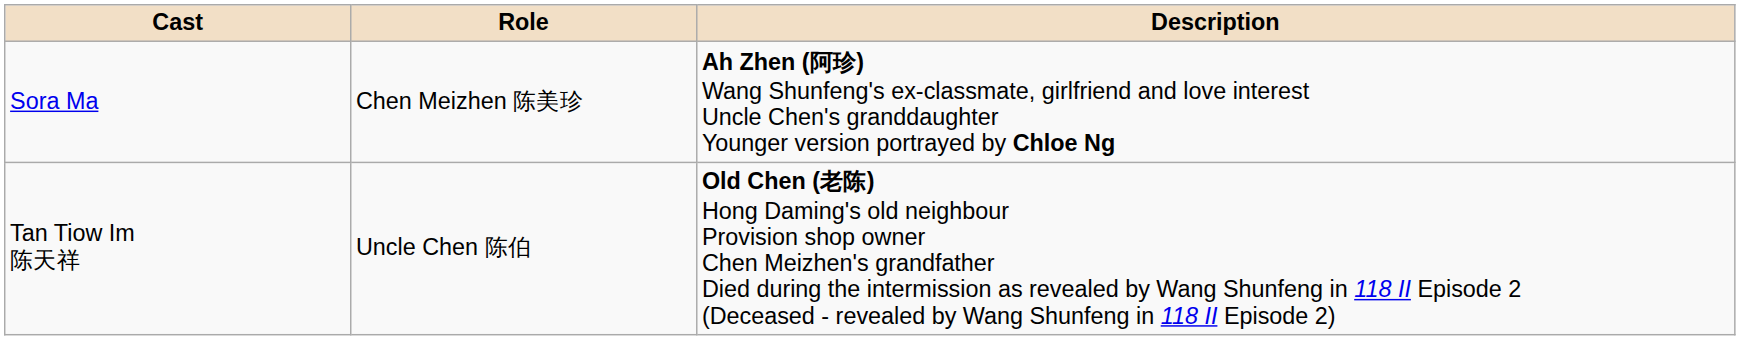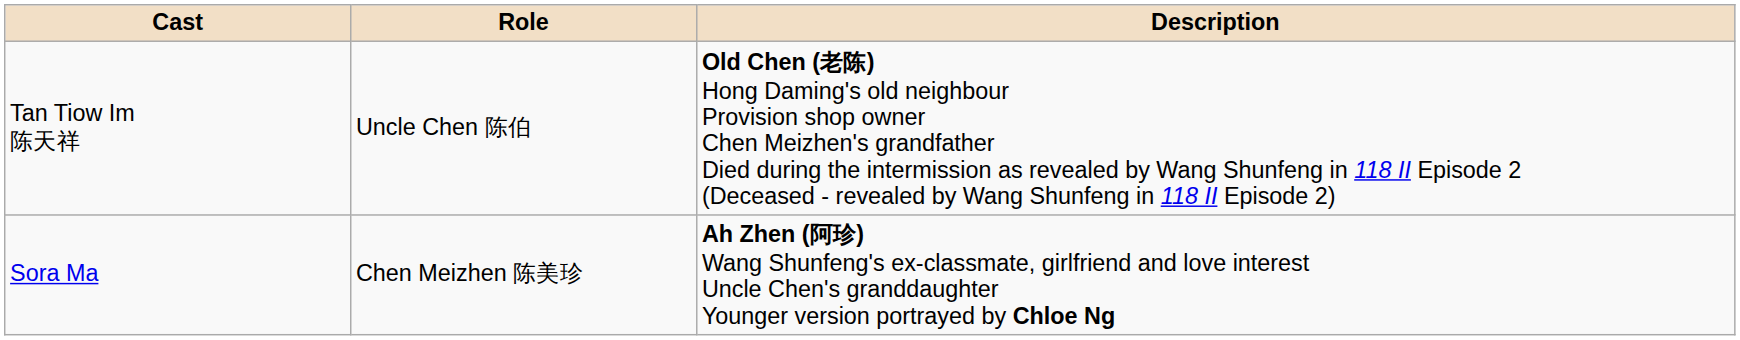rows swapped: (54, 101) <-> (72, 246)
